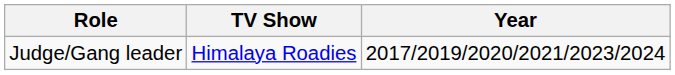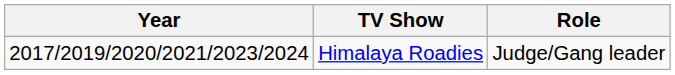columns swapped: (516, 20) <-> (96, 20)
